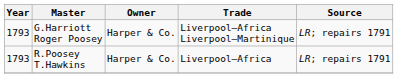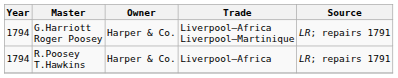(18, 33) 1793 -> (18, 33) 1794
(18, 59) 1793 -> (18, 59) 1794
